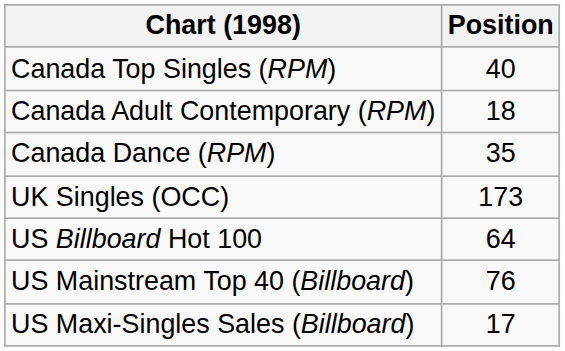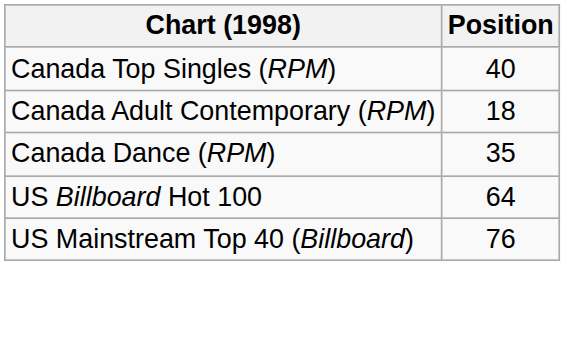- row: (120, 196)
- row: (213, 324)
